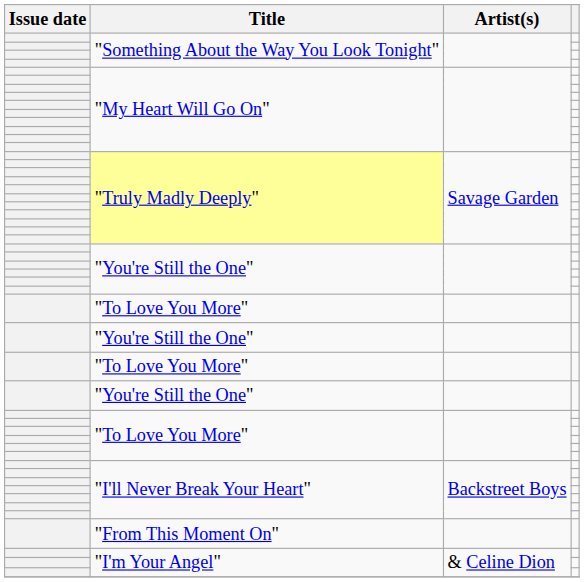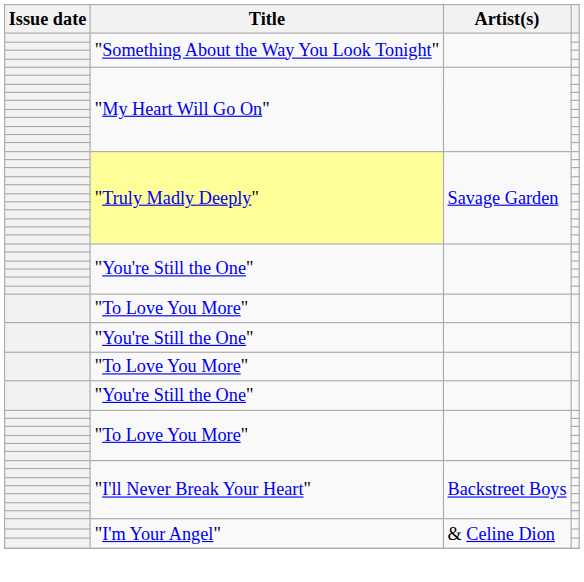- row: (187, 533)
